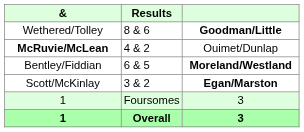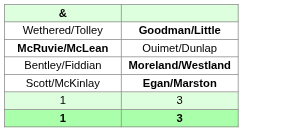- column: (152, 13)
